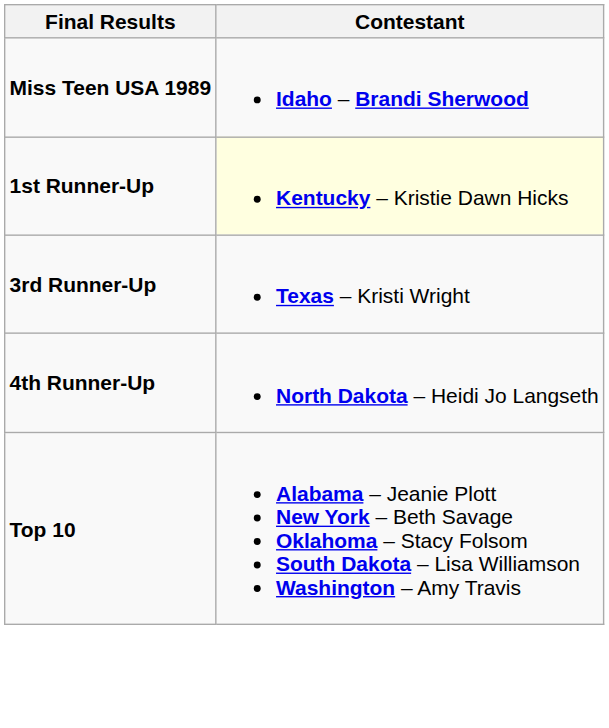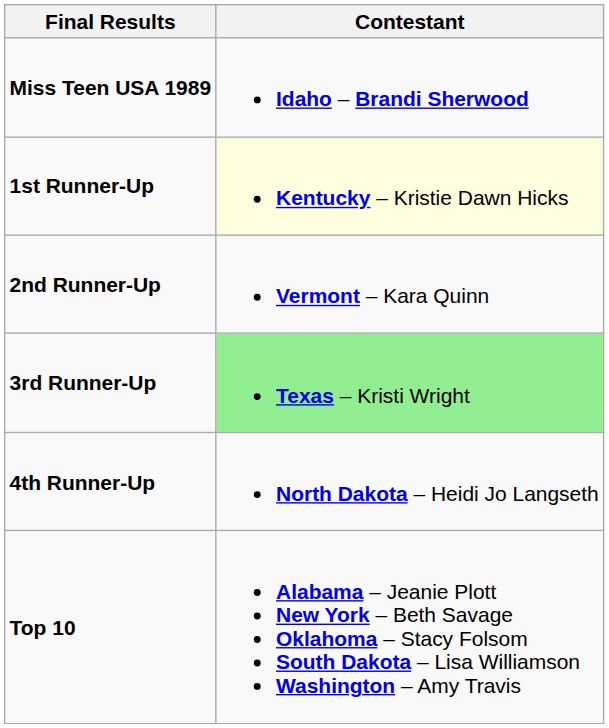+ row: (85, 285)
(410, 296) no background -> (410, 395) lightgreen background
